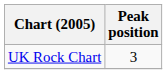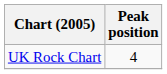(133, 56) 3 -> (133, 56) 4
